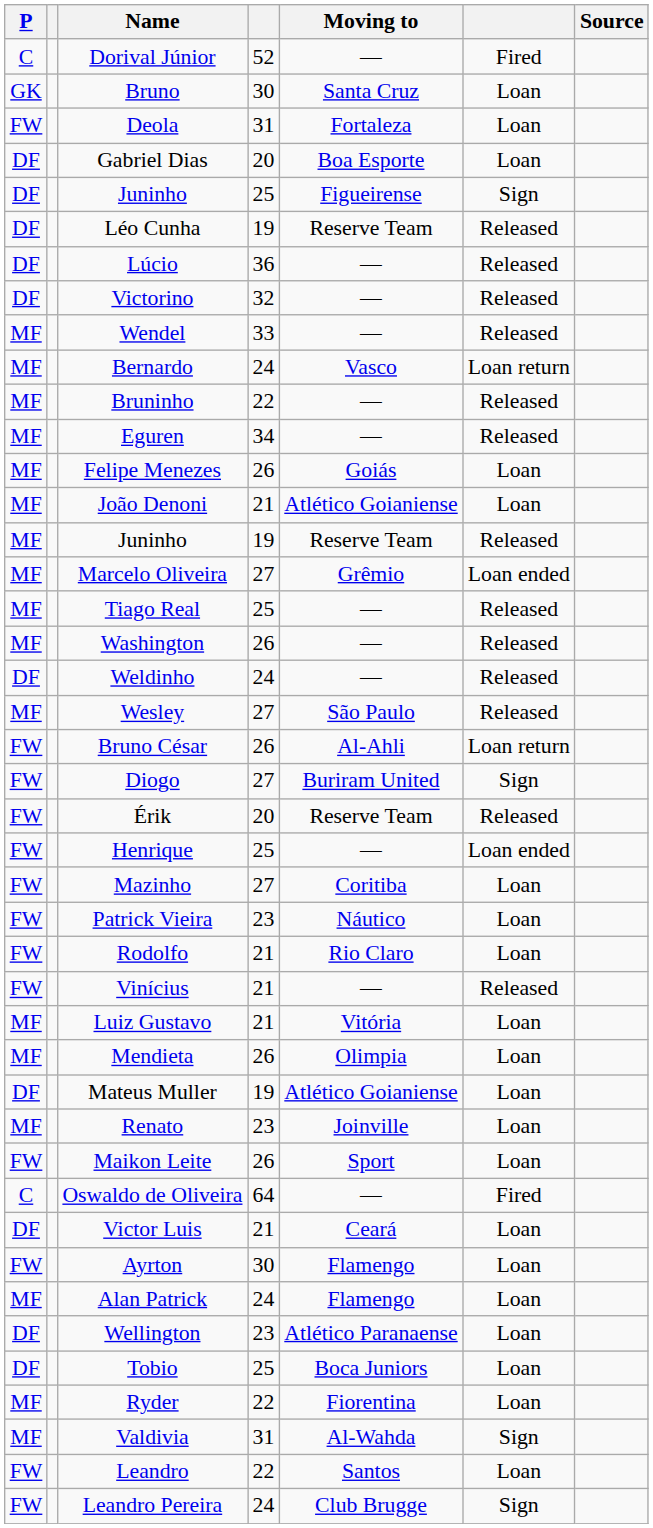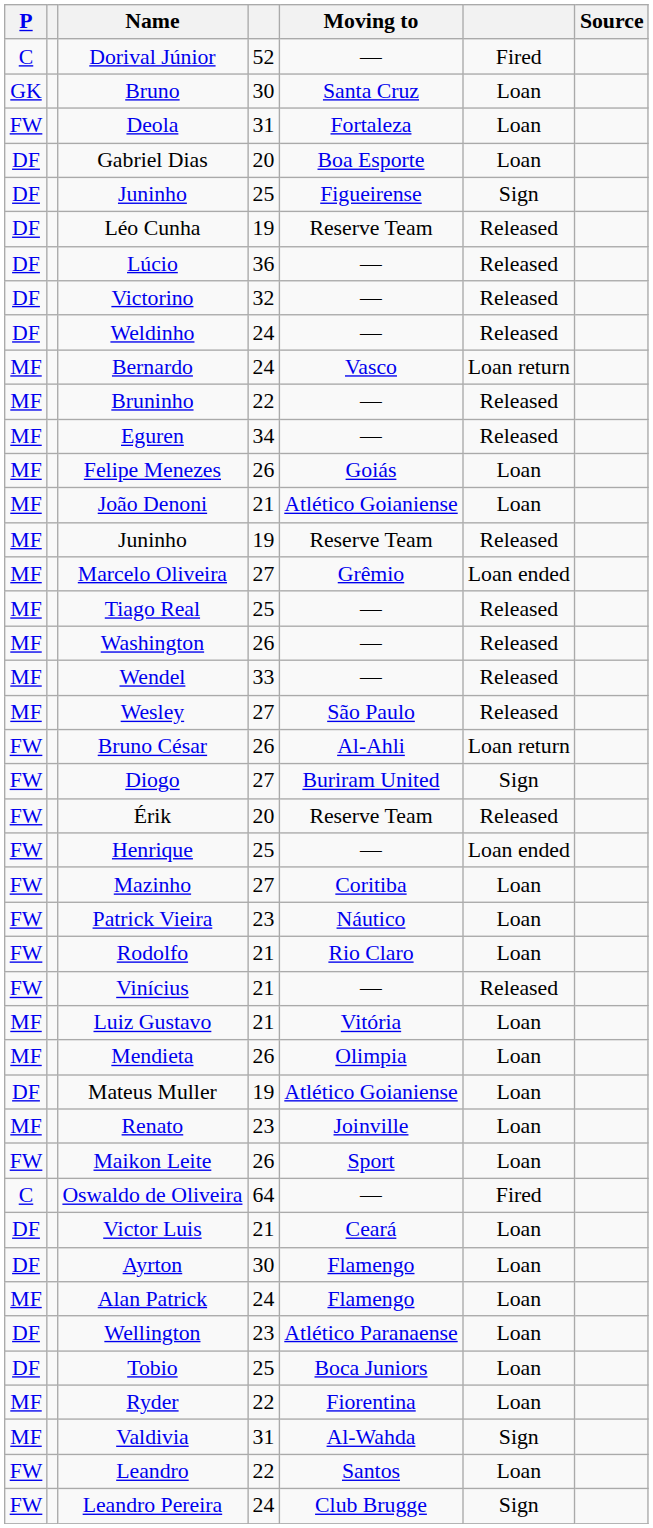rows swapped: (152, 677) <-> (152, 332)
(26, 1264) FW -> (26, 1264) DF
